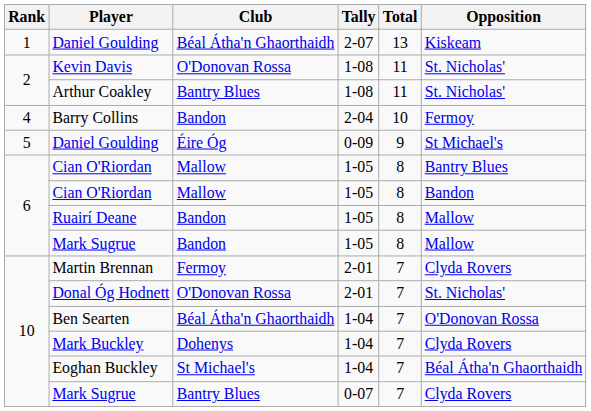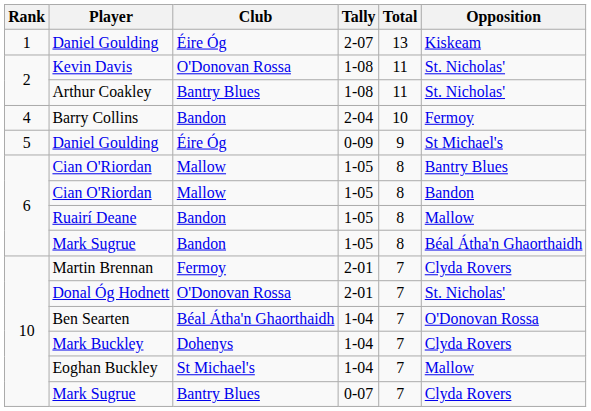(256, 42) Béal Átha'n Ghaorthaidh -> (202, 42) Éire Óg
(449, 243) Mallow -> (504, 243) Béal Átha'n Ghaorthaidh
(504, 368) Béal Átha'n Ghaorthaidh -> (449, 368) Mallow
